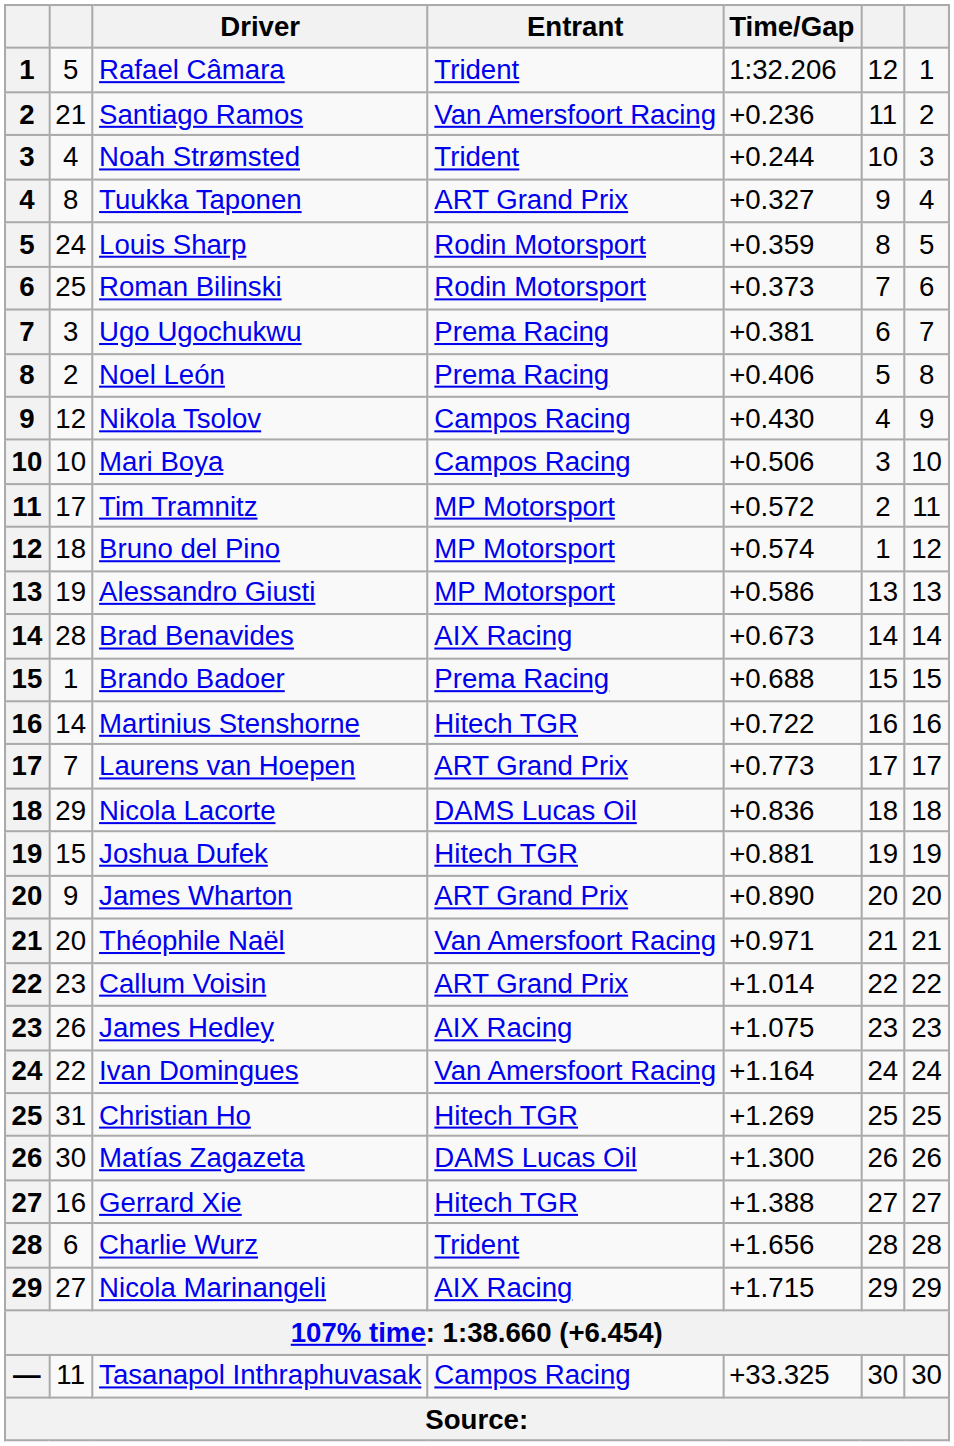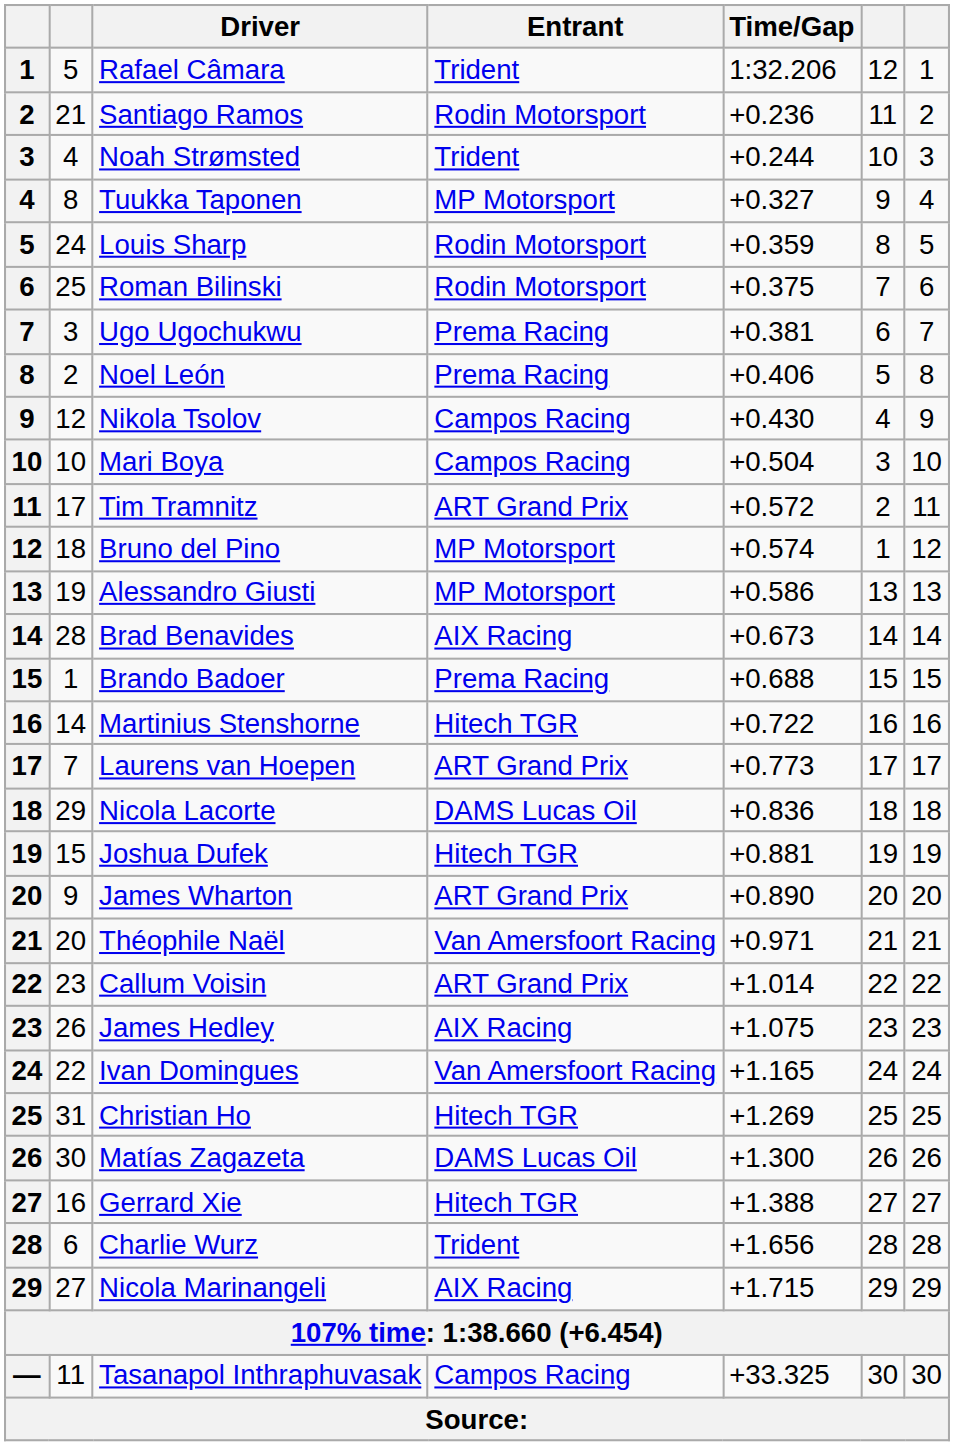(575, 113) Van Amersfoort Racing -> (540, 113) Rodin Motorsport
(531, 200) ART Grand Prix -> (525, 200) MP Motorsport
(772, 287) +0.373 -> (772, 287) +0.375
(772, 462) +0.506 -> (772, 462) +0.504
(525, 505) MP Motorsport -> (531, 505) ART Grand Prix
(772, 1071) +1.164 -> (772, 1071) +1.165
